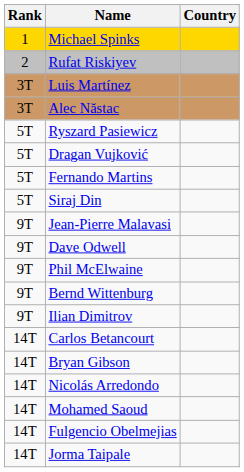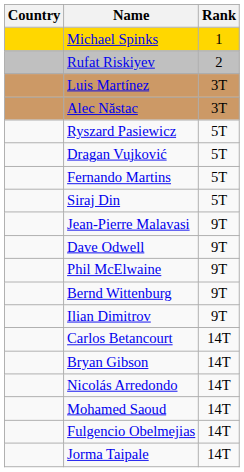columns swapped: (25, 16) <-> (210, 16)
